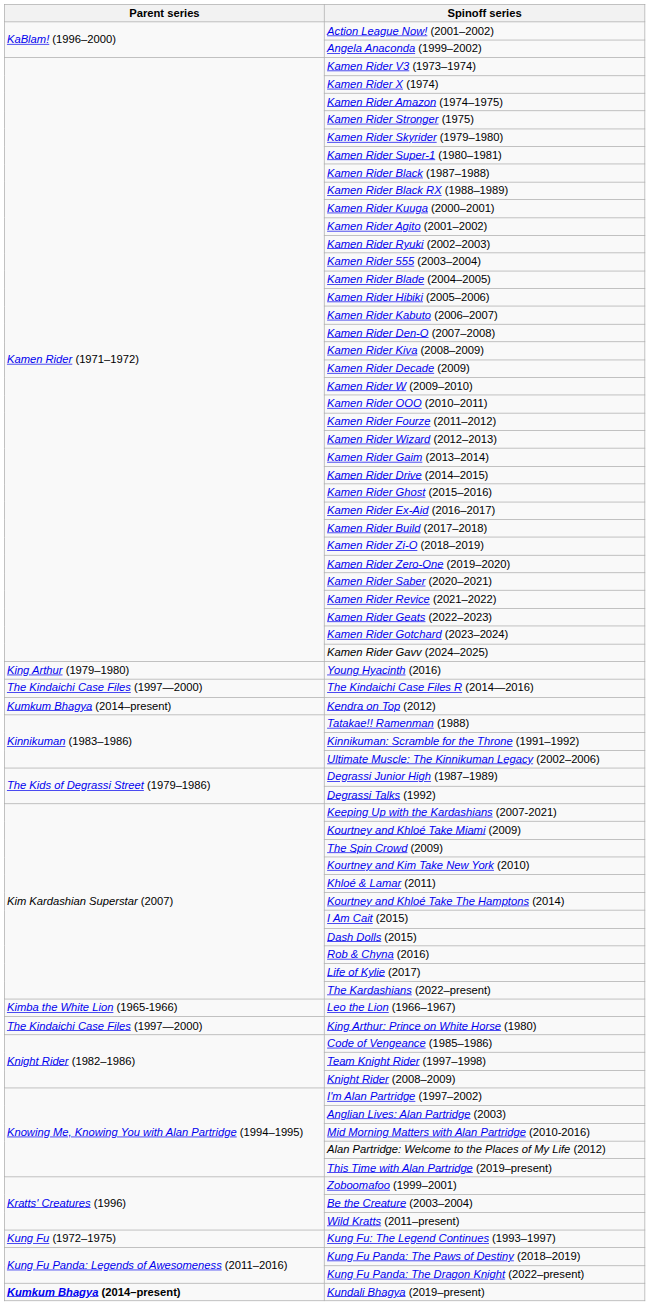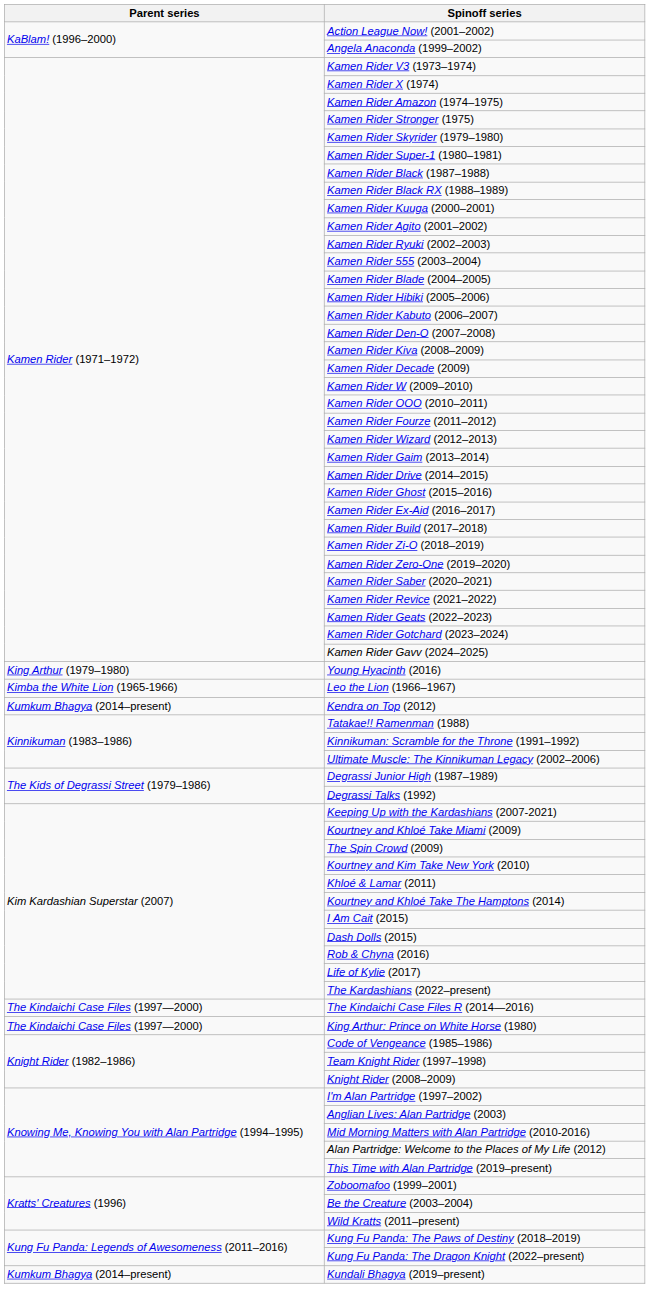rows swapped: (430, 688) <-> (391, 1008)
- row: (441, 1238)
(94, 1292) bold -> (89, 1274) normal
